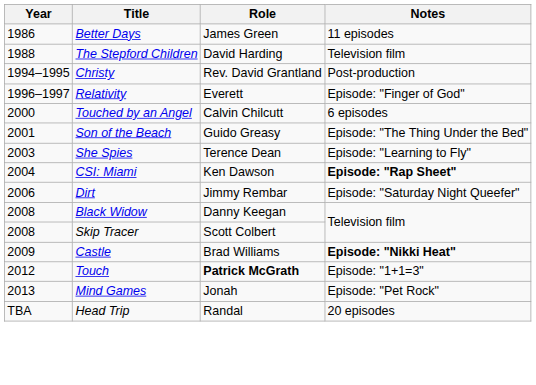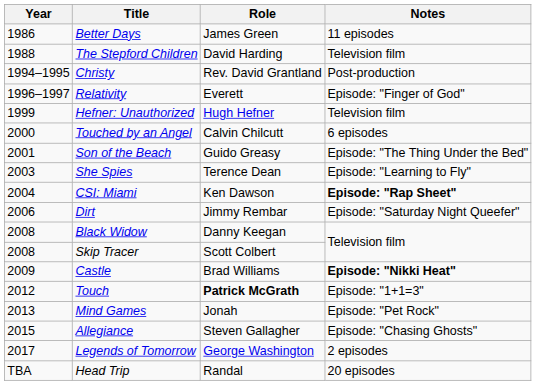+ row: (135, 113)
+ row: (104, 331)
+ row: (136, 350)
